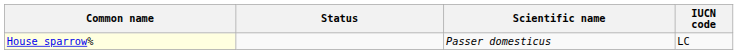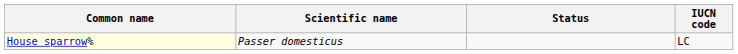columns swapped: (559, 19) <-> (340, 19)
